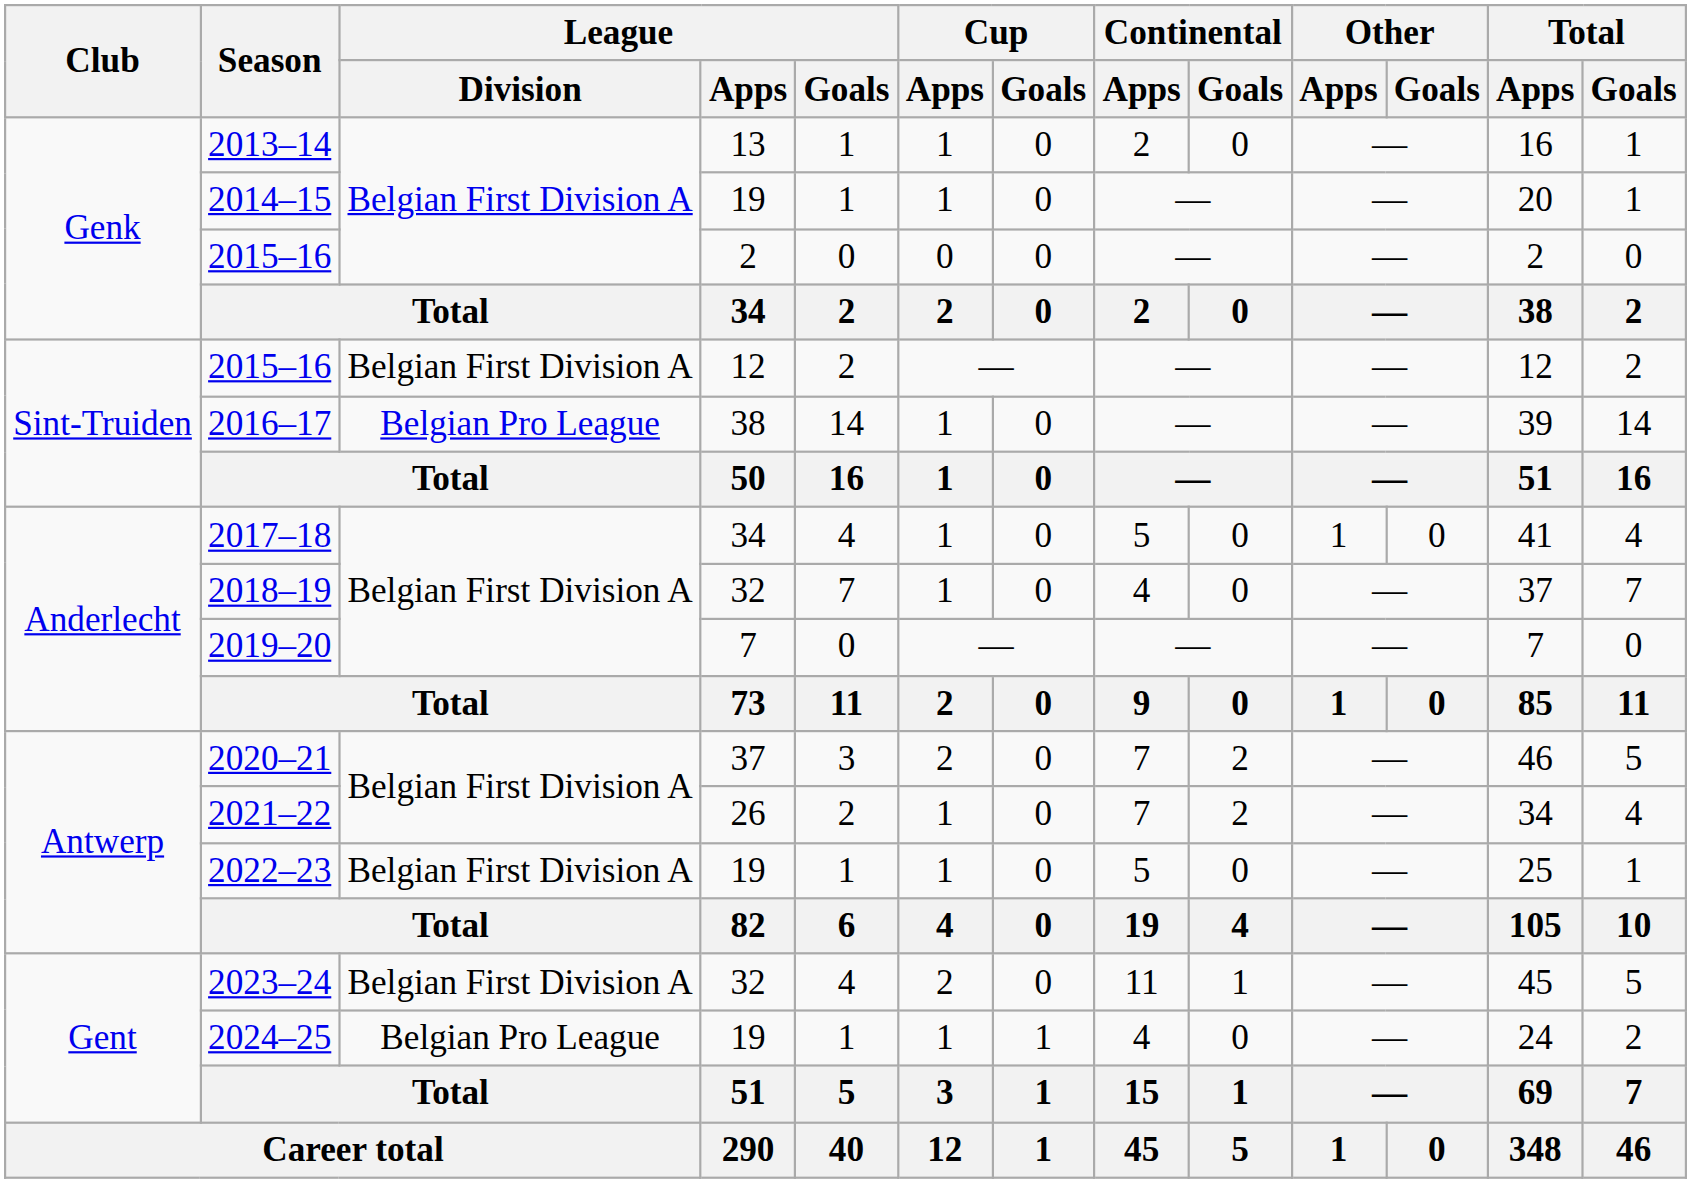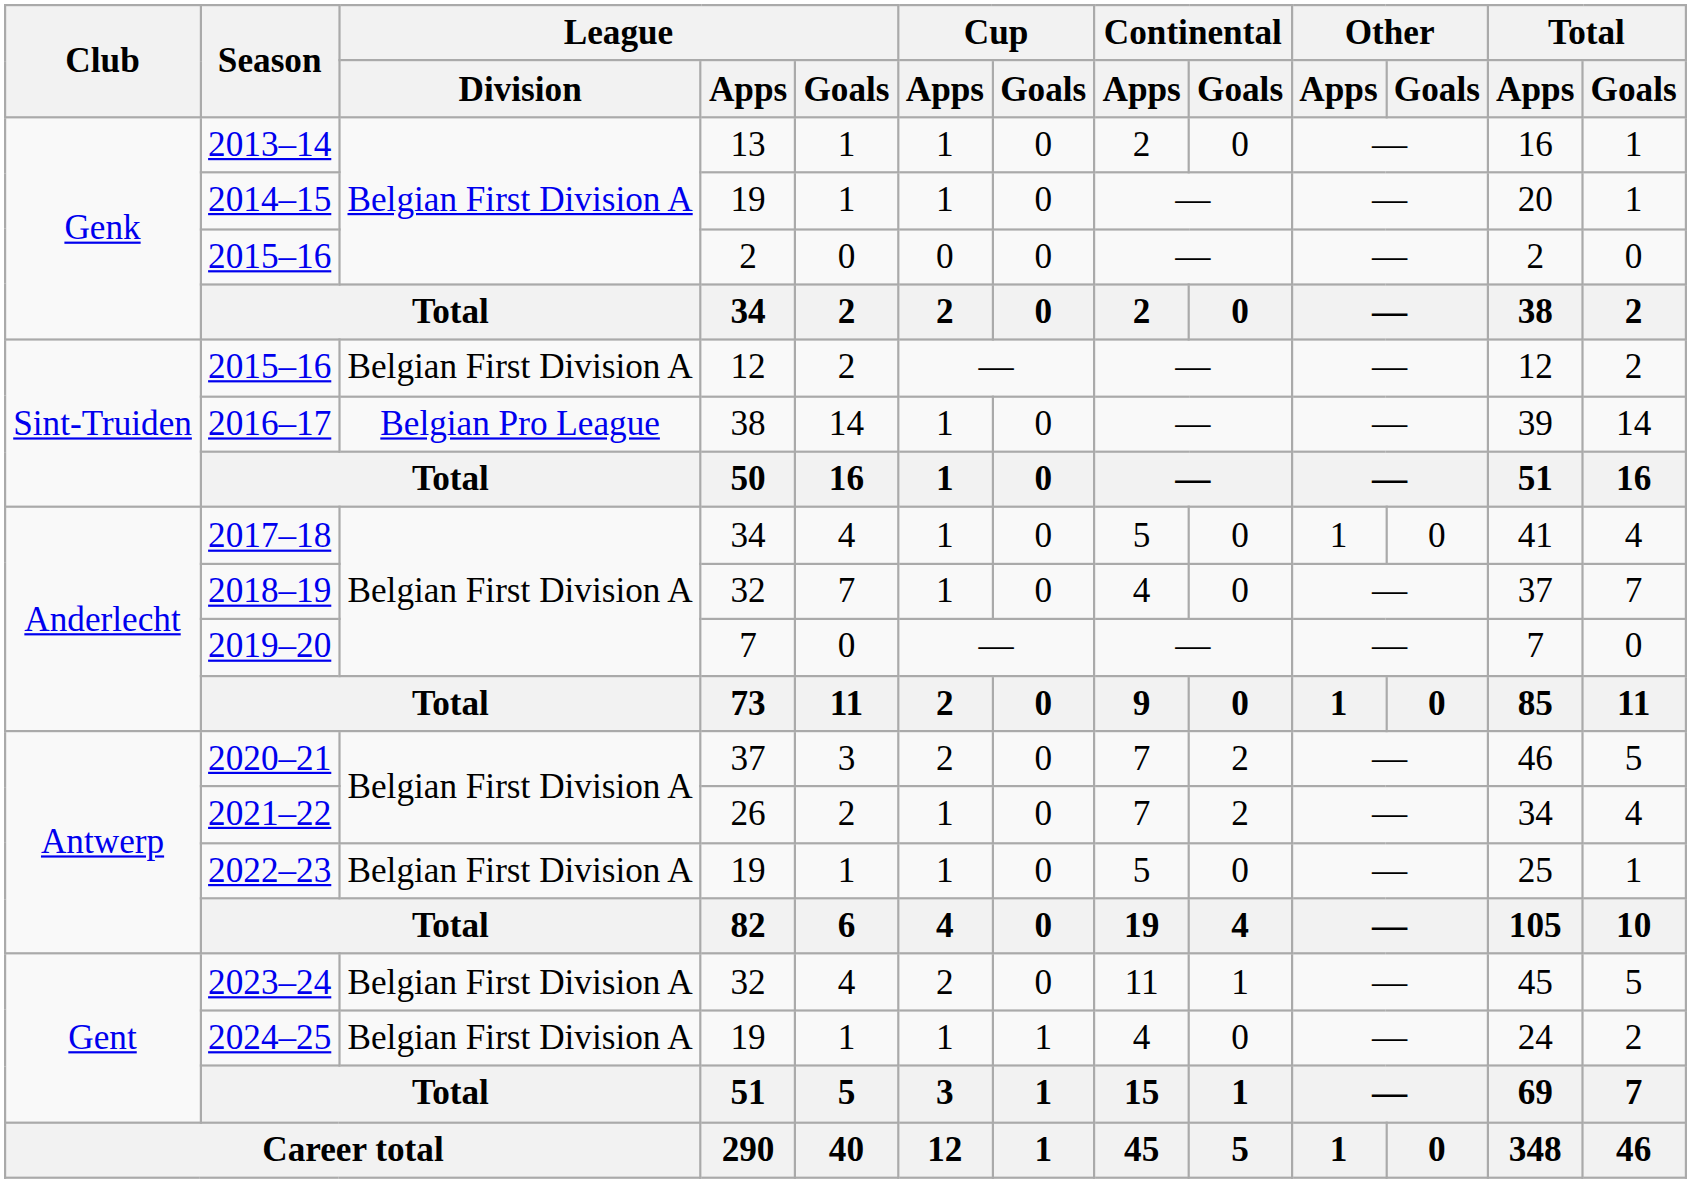(520, 1037) Belgian Pro League -> (520, 1037) Belgian First Division A
